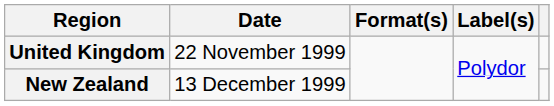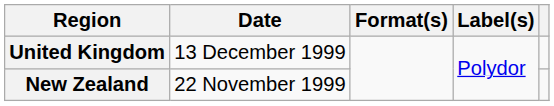(260, 52) 22 November 1999 -> (260, 52) 13 December 1999
(260, 84) 13 December 1999 -> (260, 84) 22 November 1999
